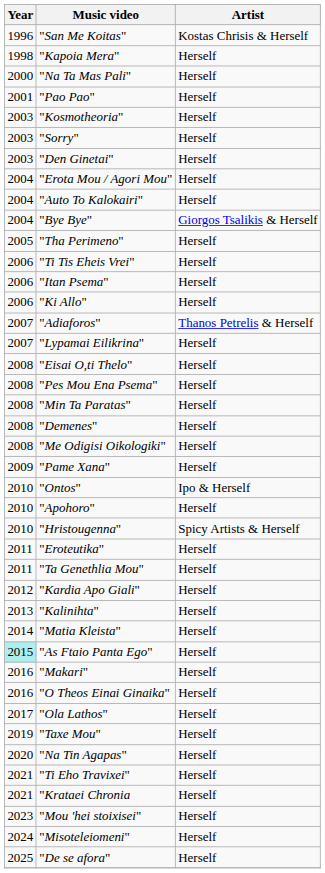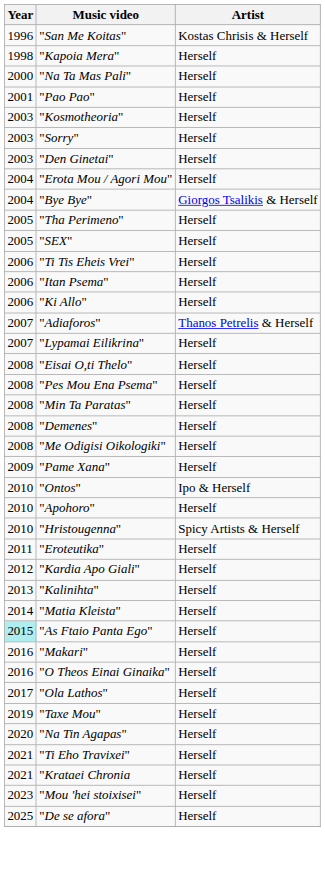- row: (91, 199)
+ row: (56, 240)
- row: (91, 569)
- row: (85, 836)
